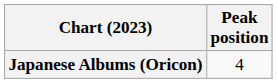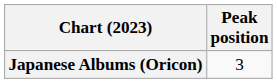(239, 64) 4 -> (239, 64) 3
